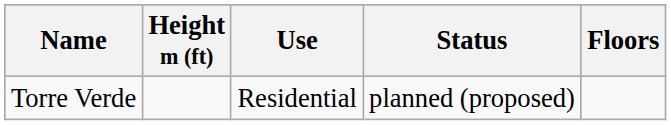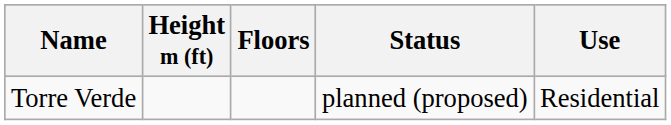columns swapped: (623, 40) <-> (297, 40)
